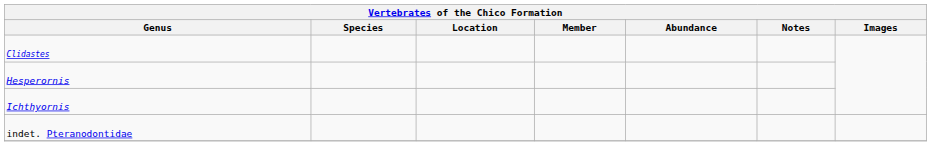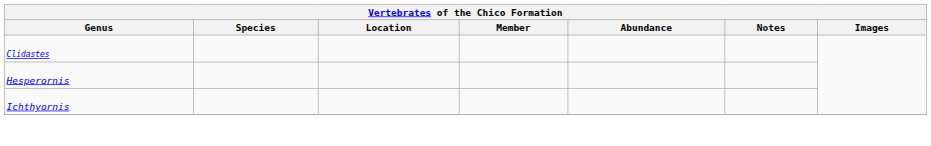- row: (69, 133)
